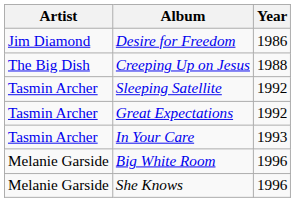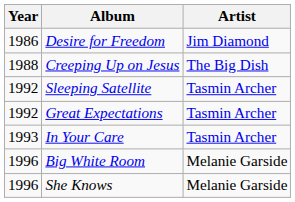columns swapped: (272, 16) <-> (58, 16)
